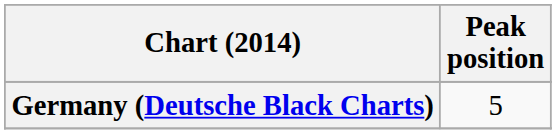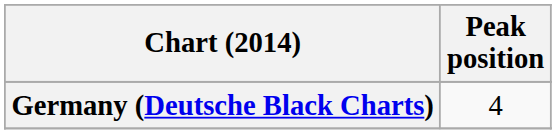(496, 104) 5 -> (496, 104) 4
